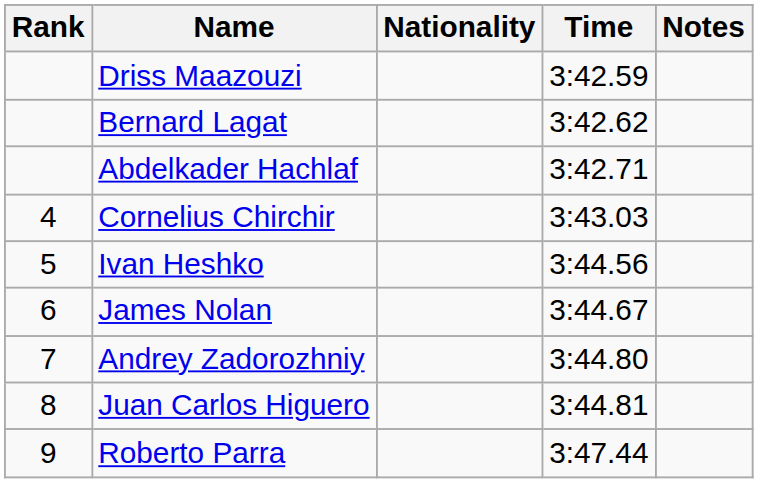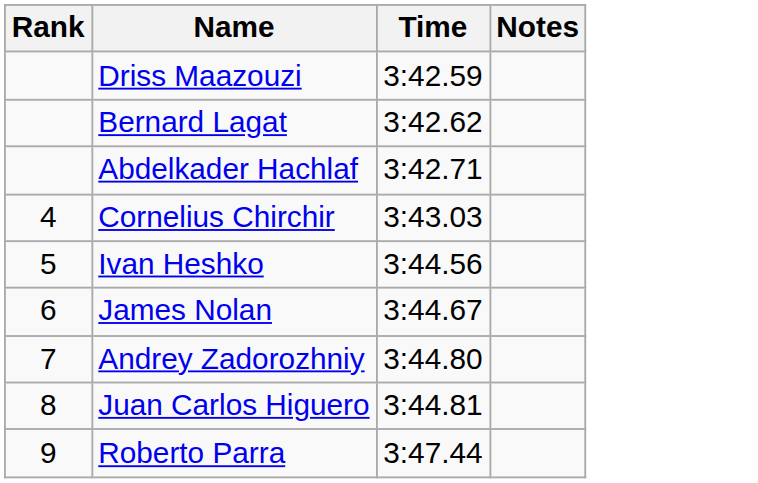- column: (459, 28)
